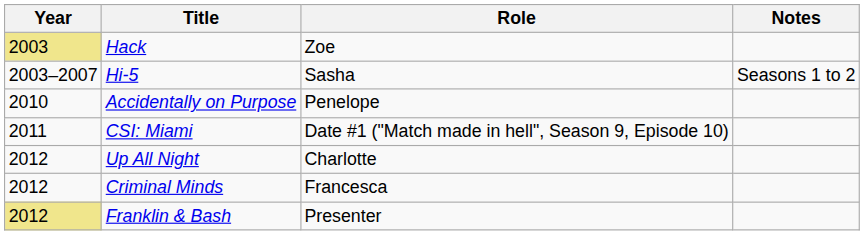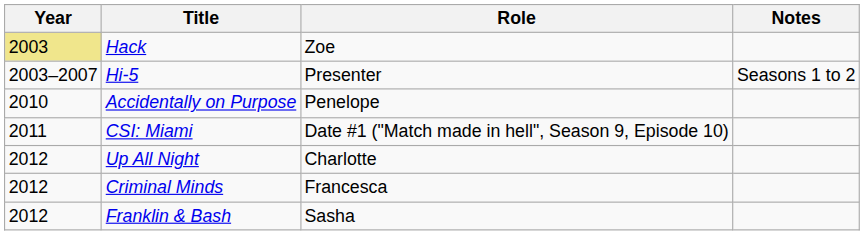(330, 74) Sasha -> (343, 74) Presenter
(28, 215) khaki background -> (28, 215) no background
(343, 215) Presenter -> (330, 215) Sasha
